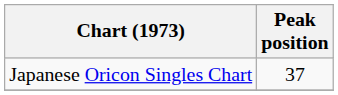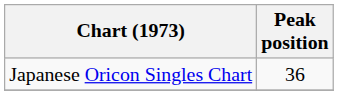(295, 74) 37 -> (295, 74) 36
